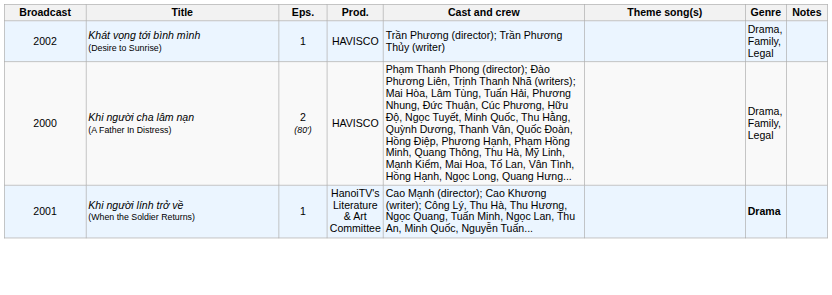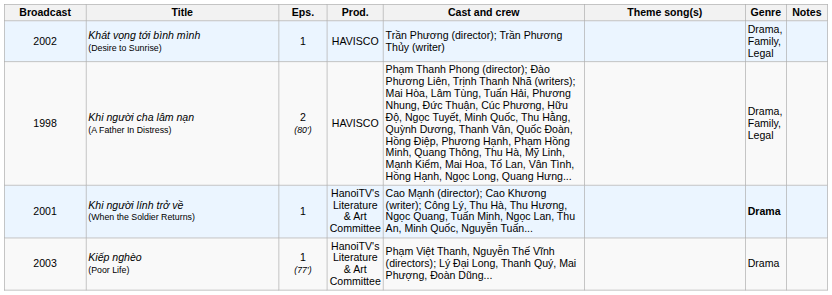(45, 123) 2000 -> (45, 123) 1998
+ row: (115, 264)
